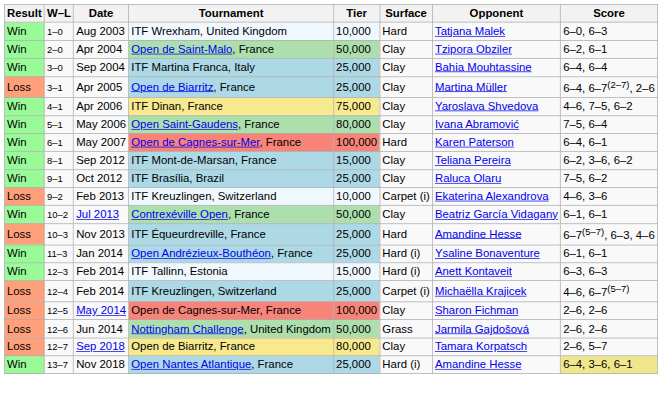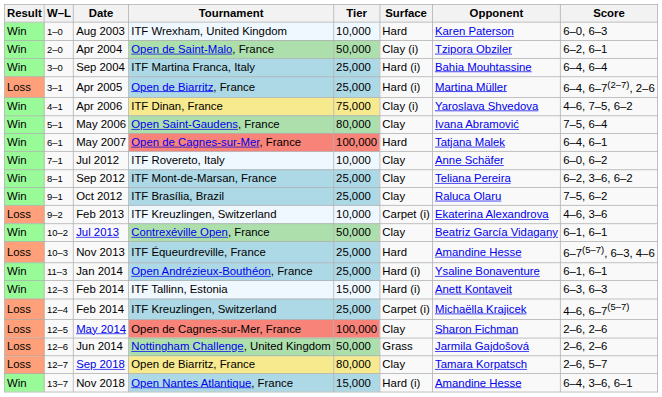(470, 31) Tatjana Malek -> (474, 31) Karen Paterson
(394, 49) Clay -> (400, 49) Clay (i)
(394, 67) Clay -> (401, 67) Hard (i)
(394, 87) Clay -> (401, 87) Hard (i)
(394, 106) Clay -> (400, 106) Clay (i)
(474, 142) Karen Paterson -> (470, 142) Tatjana Malek
+ row: (55, 161)
(353, 160) 15,000 -> (353, 178) 25,000
(353, 365) 25,000 -> (353, 383) 15,000
(598, 365) khaki background -> (598, 383) no background
